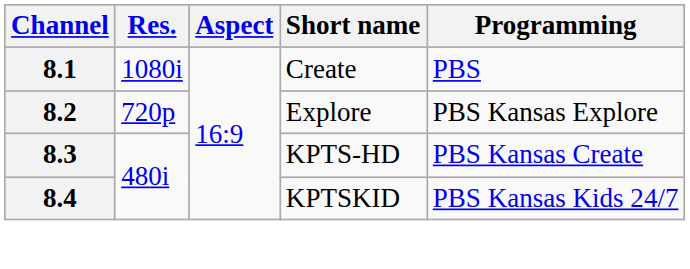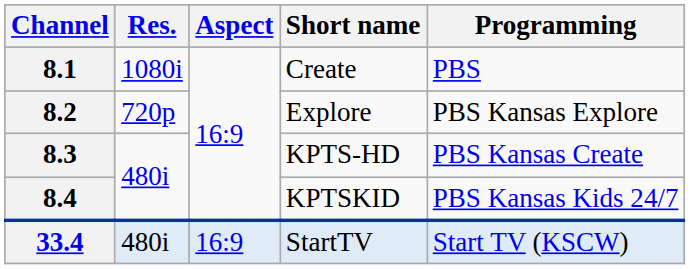+ row: (60, 242)
